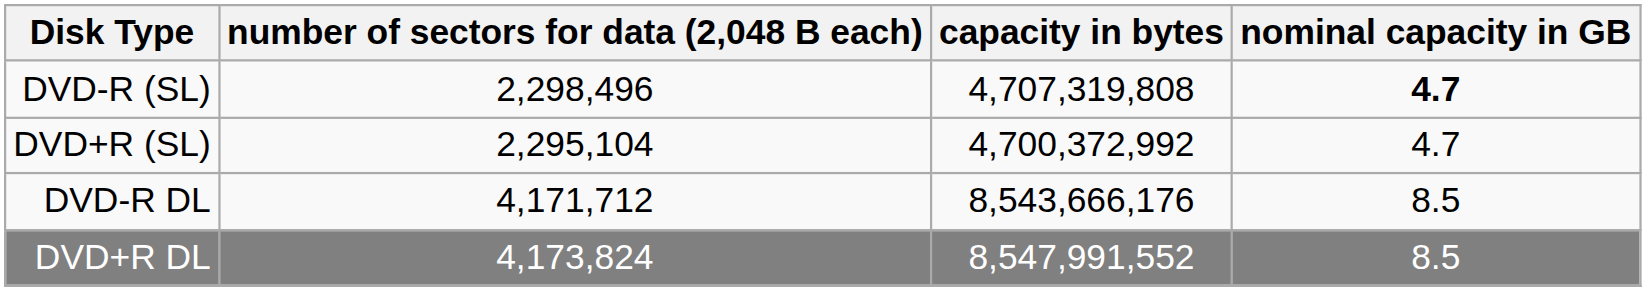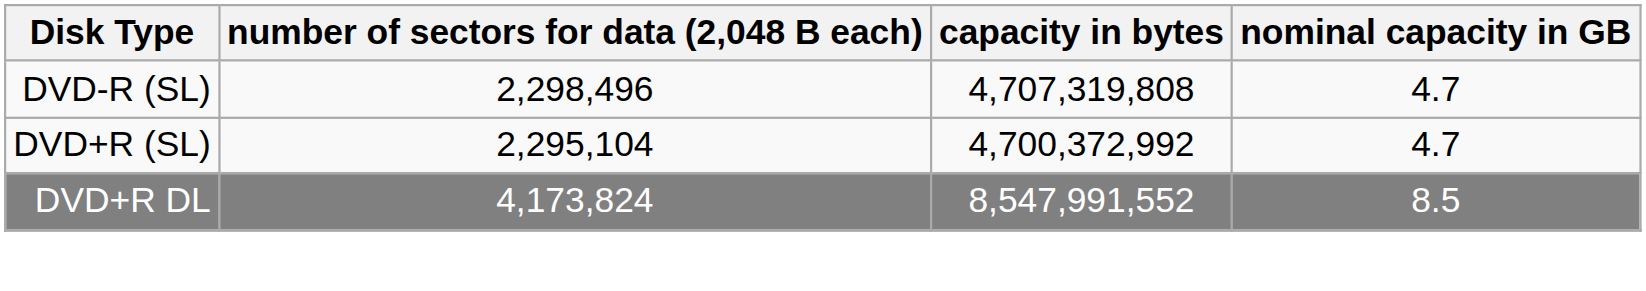(1436, 88) bold -> (1436, 88) normal
- row: (127, 200)
